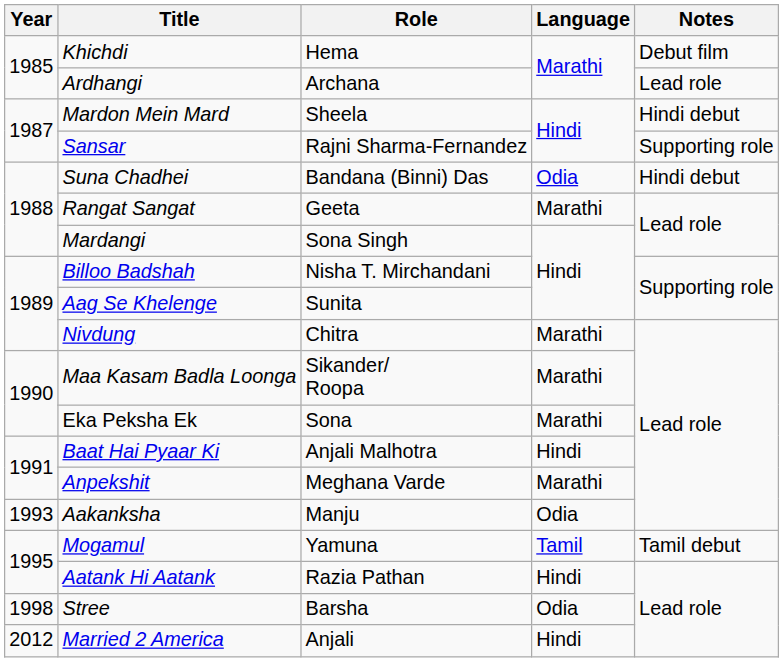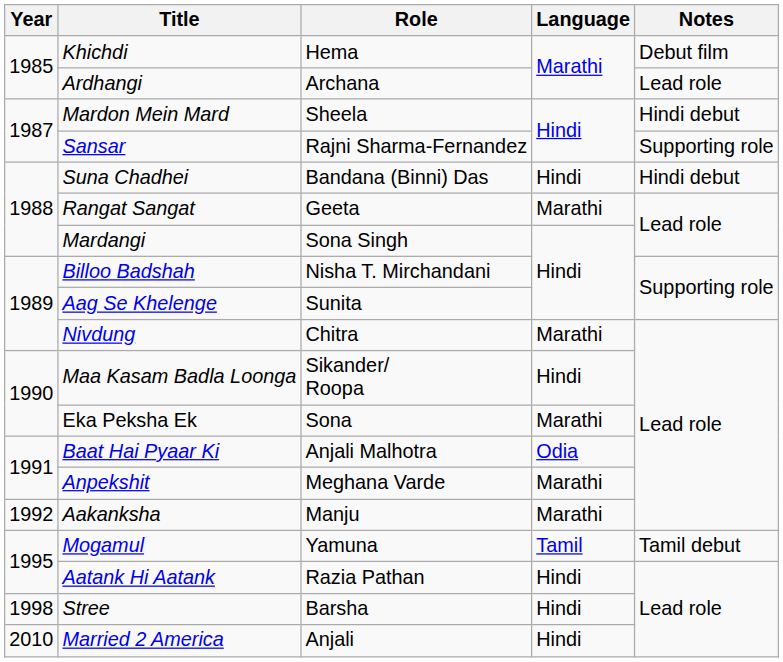(557, 177) Odia -> (559, 177) Hindi
(569, 377) Marathi -> (559, 377) Hindi
(559, 451) Hindi -> (557, 451) Odia
(31, 514) 1993 -> (31, 514) 1992
(557, 514) Odia -> (569, 514) Marathi
(557, 608) Odia -> (559, 608) Hindi
(31, 640) 2012 -> (31, 640) 2010
